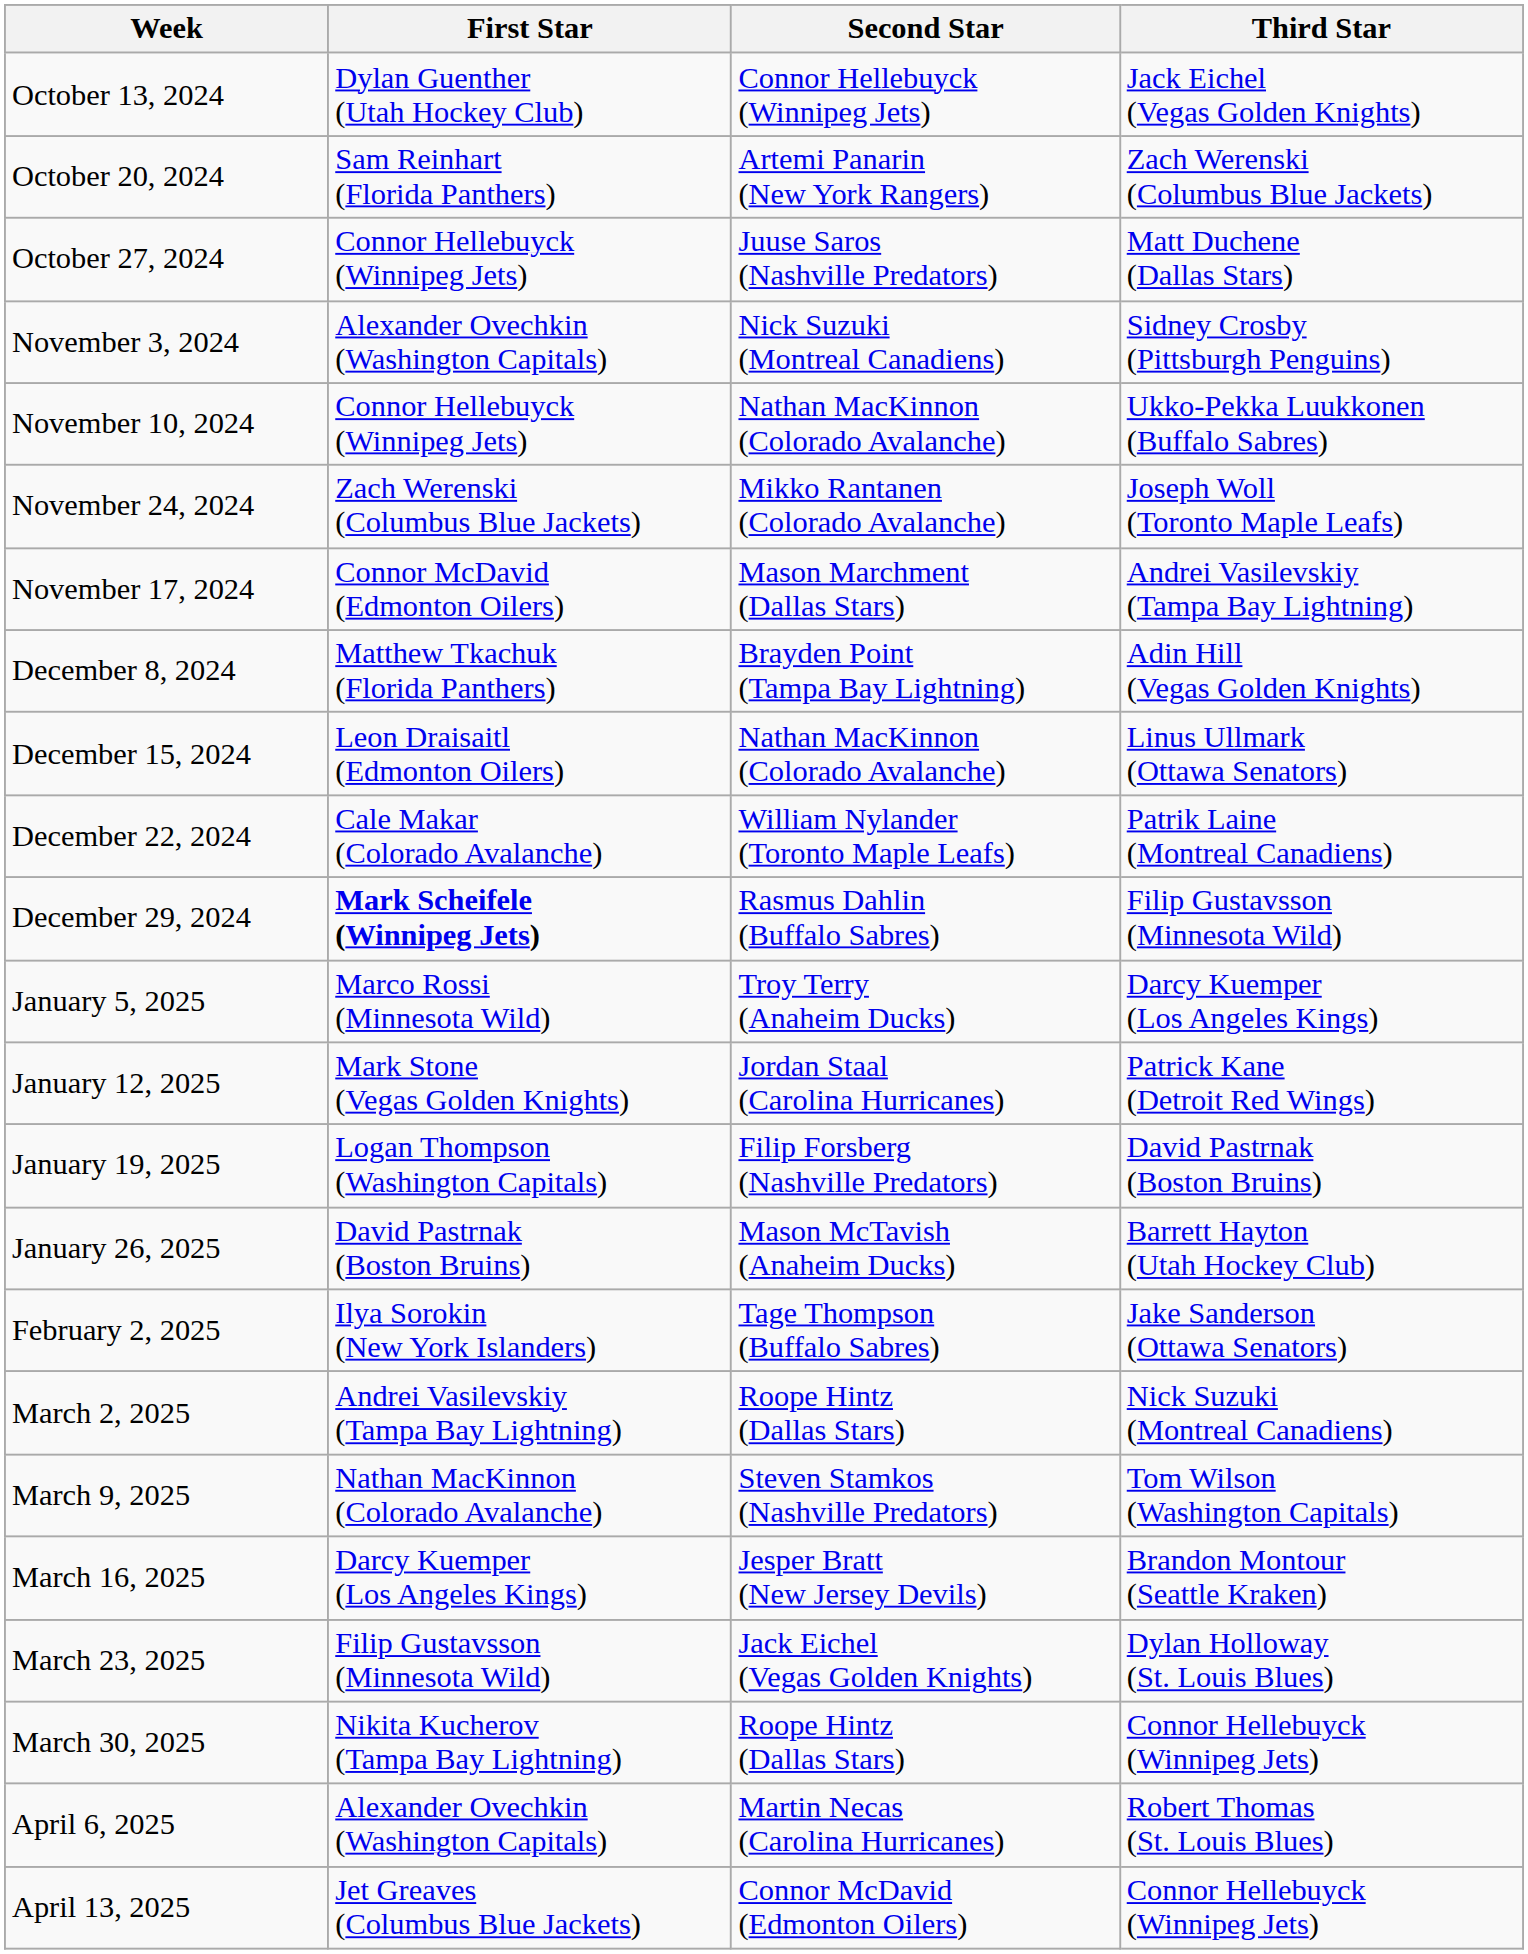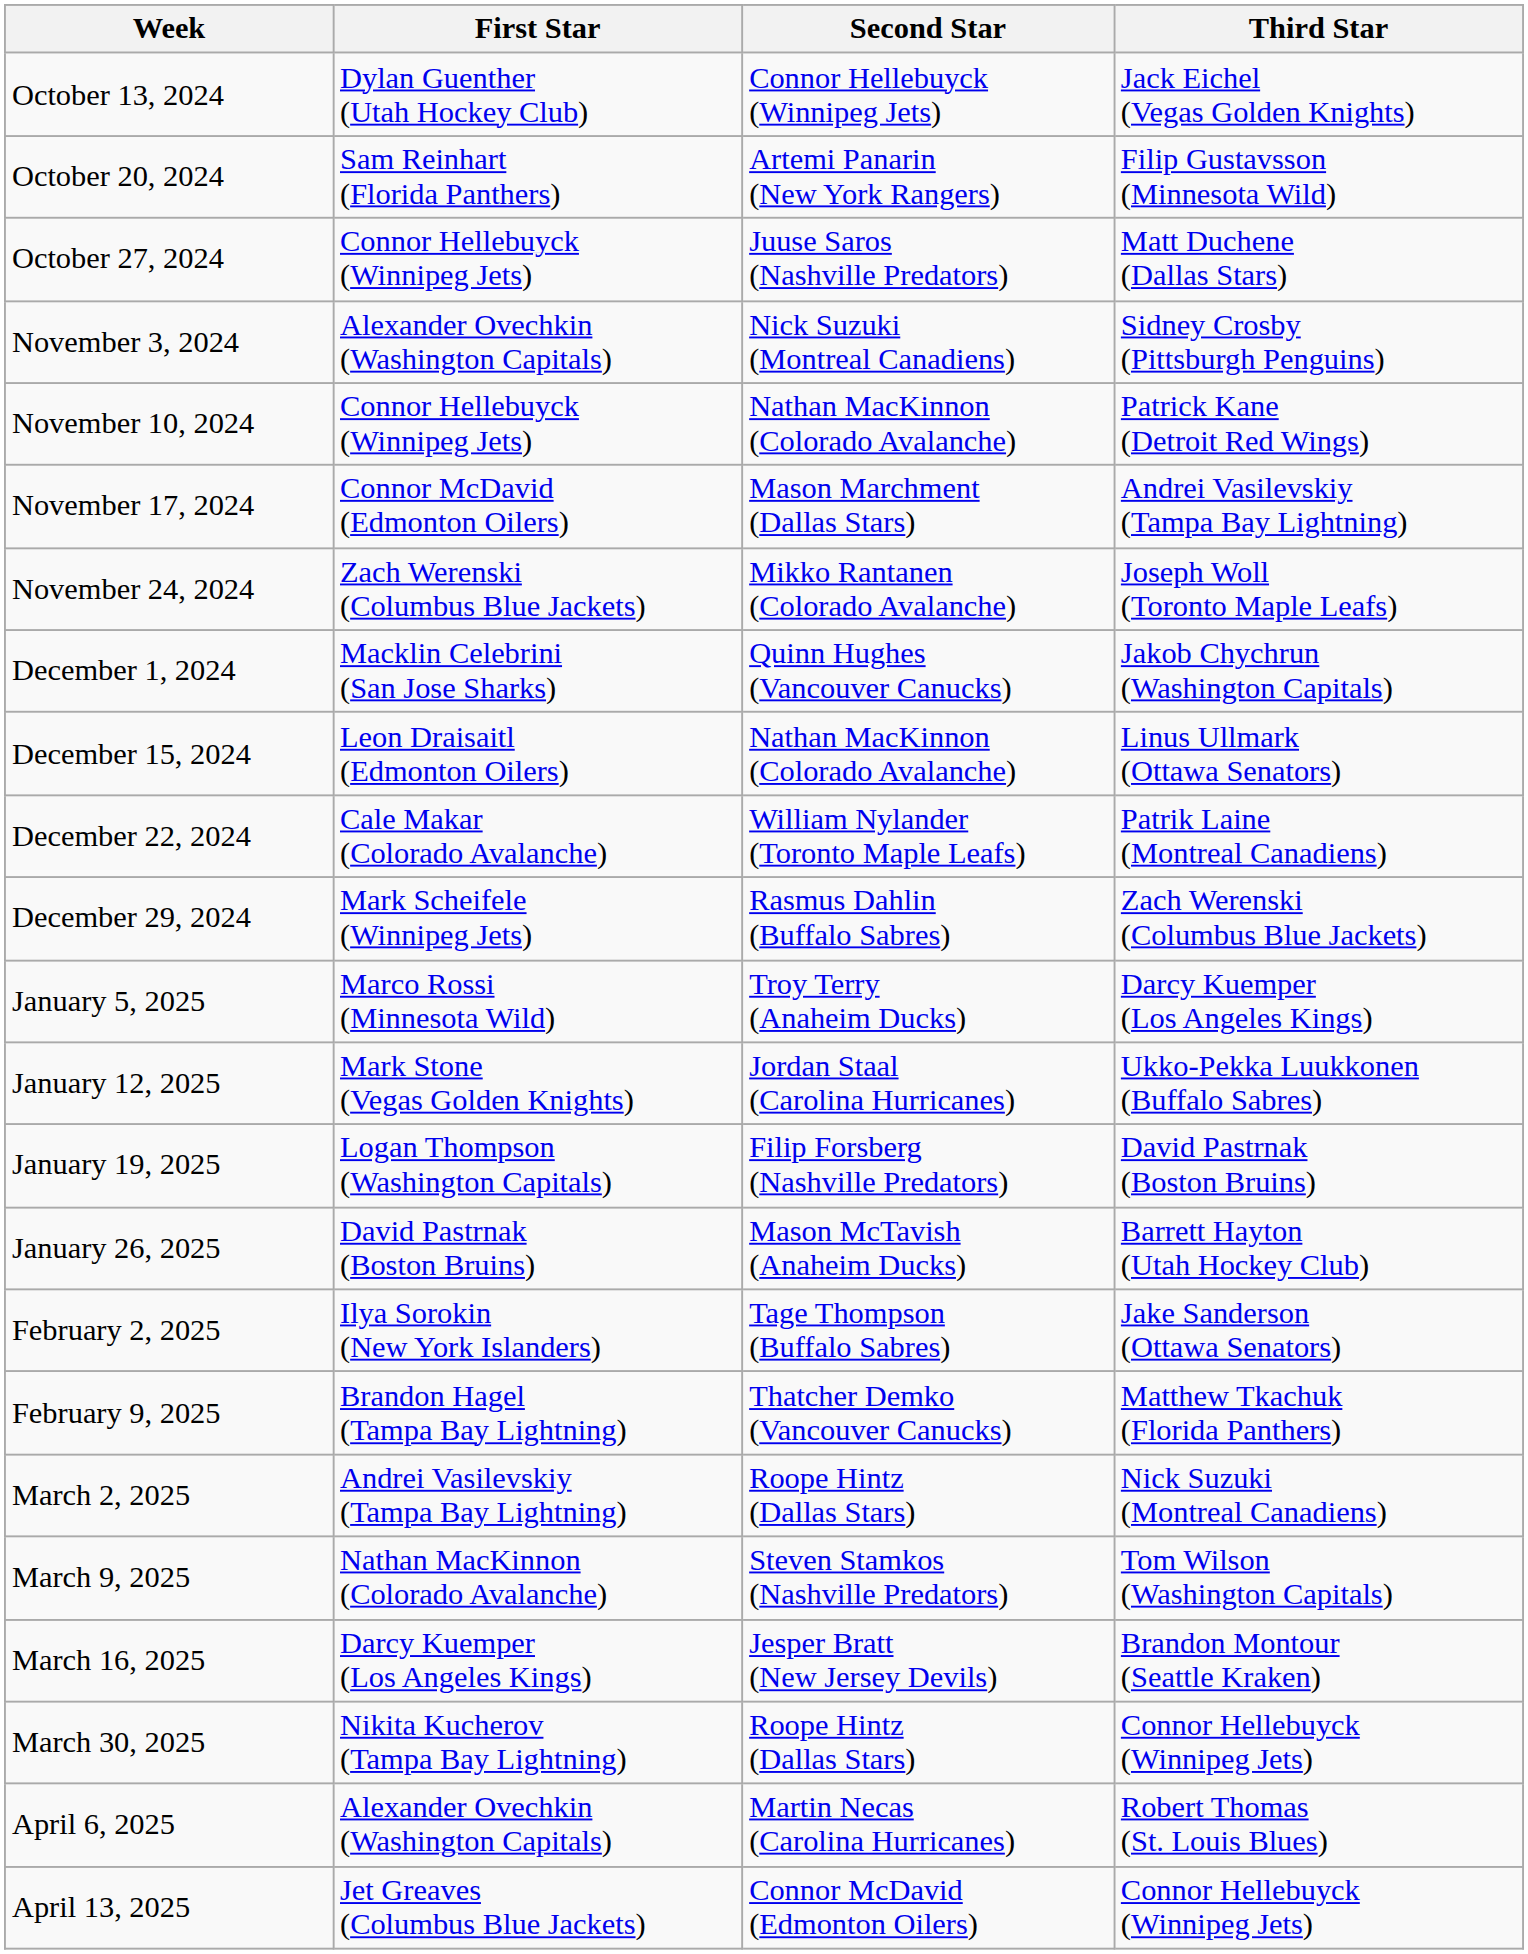(1280, 176) Zach Werenski (Columbus Blue Jackets) -> (1228, 176) Filip Gustavsson (Minnesota Wild)
(1276, 423) Ukko-Pekka Luukkonen (Buffalo Sabres) -> (1245, 423) Patrick Kane (Detroit Red Wings)
rows swapped: (133, 588) <-> (133, 505)
+ row: (124, 670)
- row: (124, 670)
(438, 918) bold -> (436, 918) normal
(1234, 918) Filip Gustavsson (Minnesota Wild) -> (1274, 918) Zach Werenski (Columbus Blue Jackets)
(1251, 1082) Patrick Kane (Detroit Red Wings) -> (1270, 1082) Ukko-Pekka Luukkonen (Buffalo Sabres)
+ row: (116, 1412)
- row: (109, 1659)
